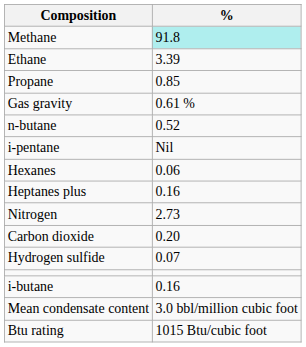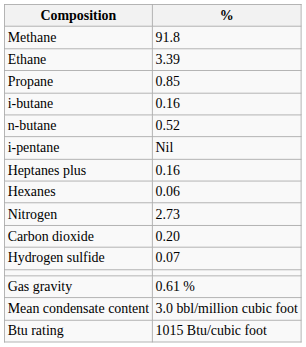(168, 37) paleturquoise background -> (168, 37) no background
rows swapped: (30, 286) <-> (40, 103)
rows swapped: (32, 170) <-> (47, 192)
